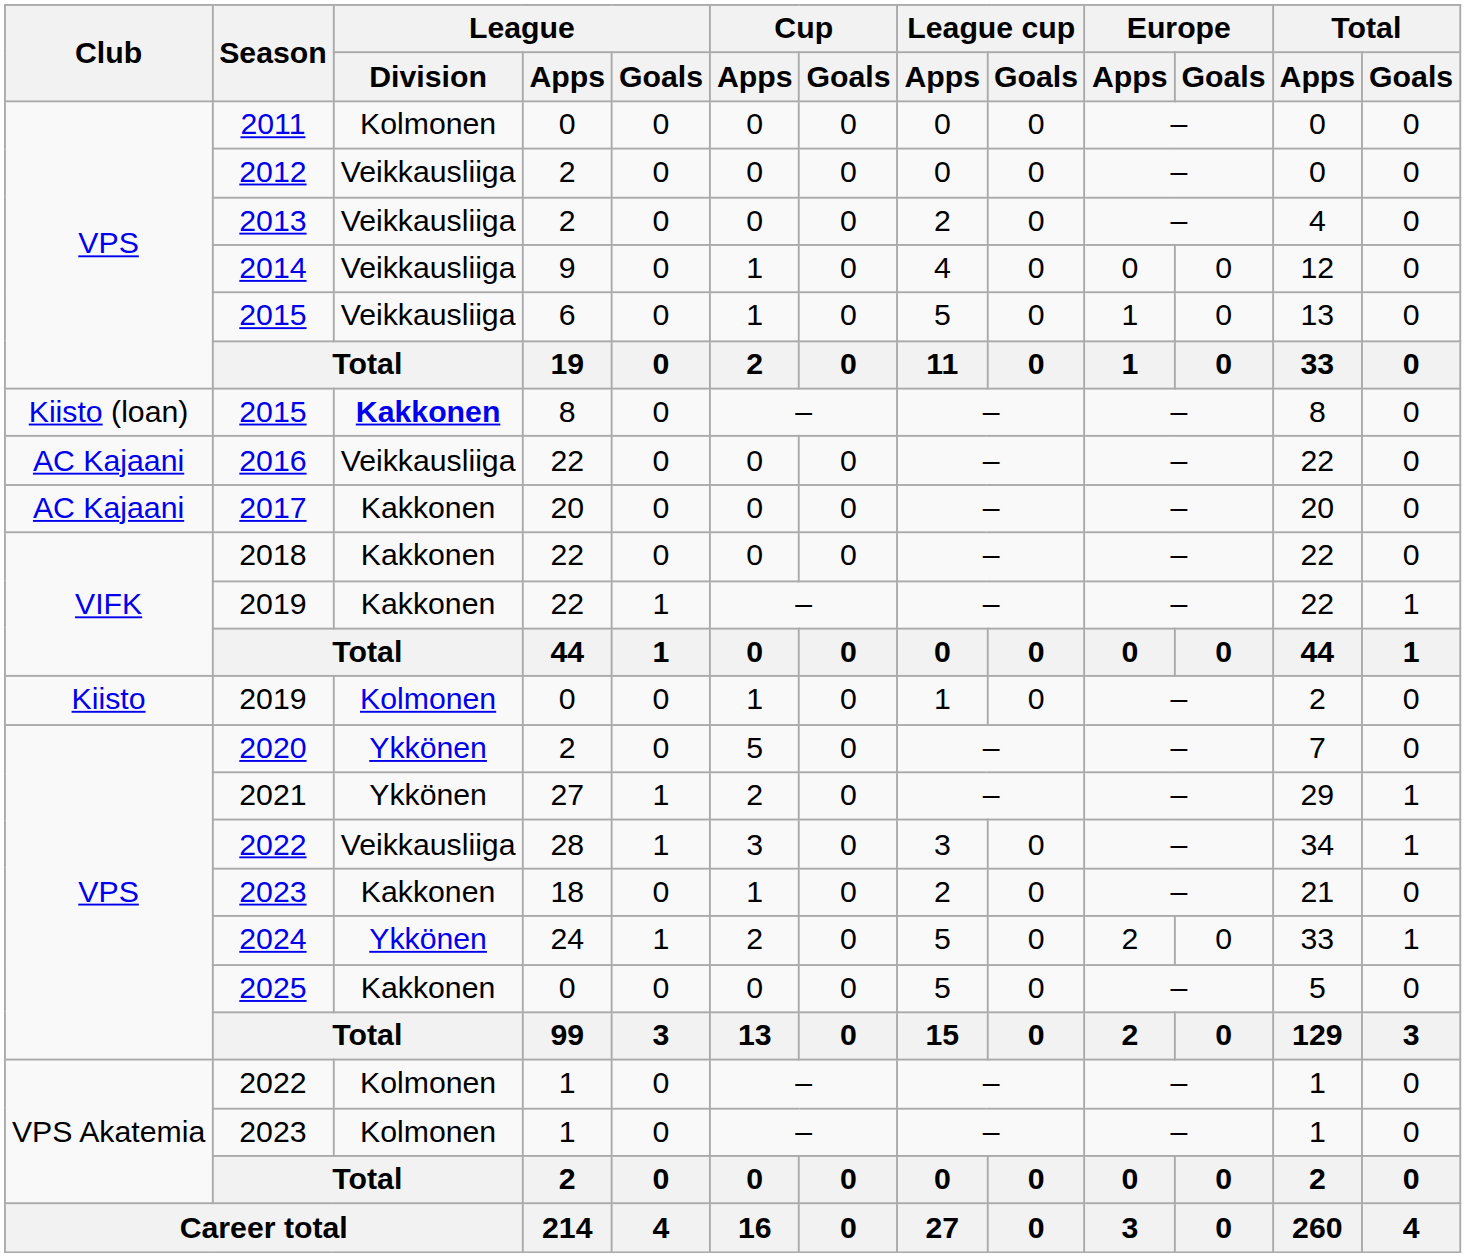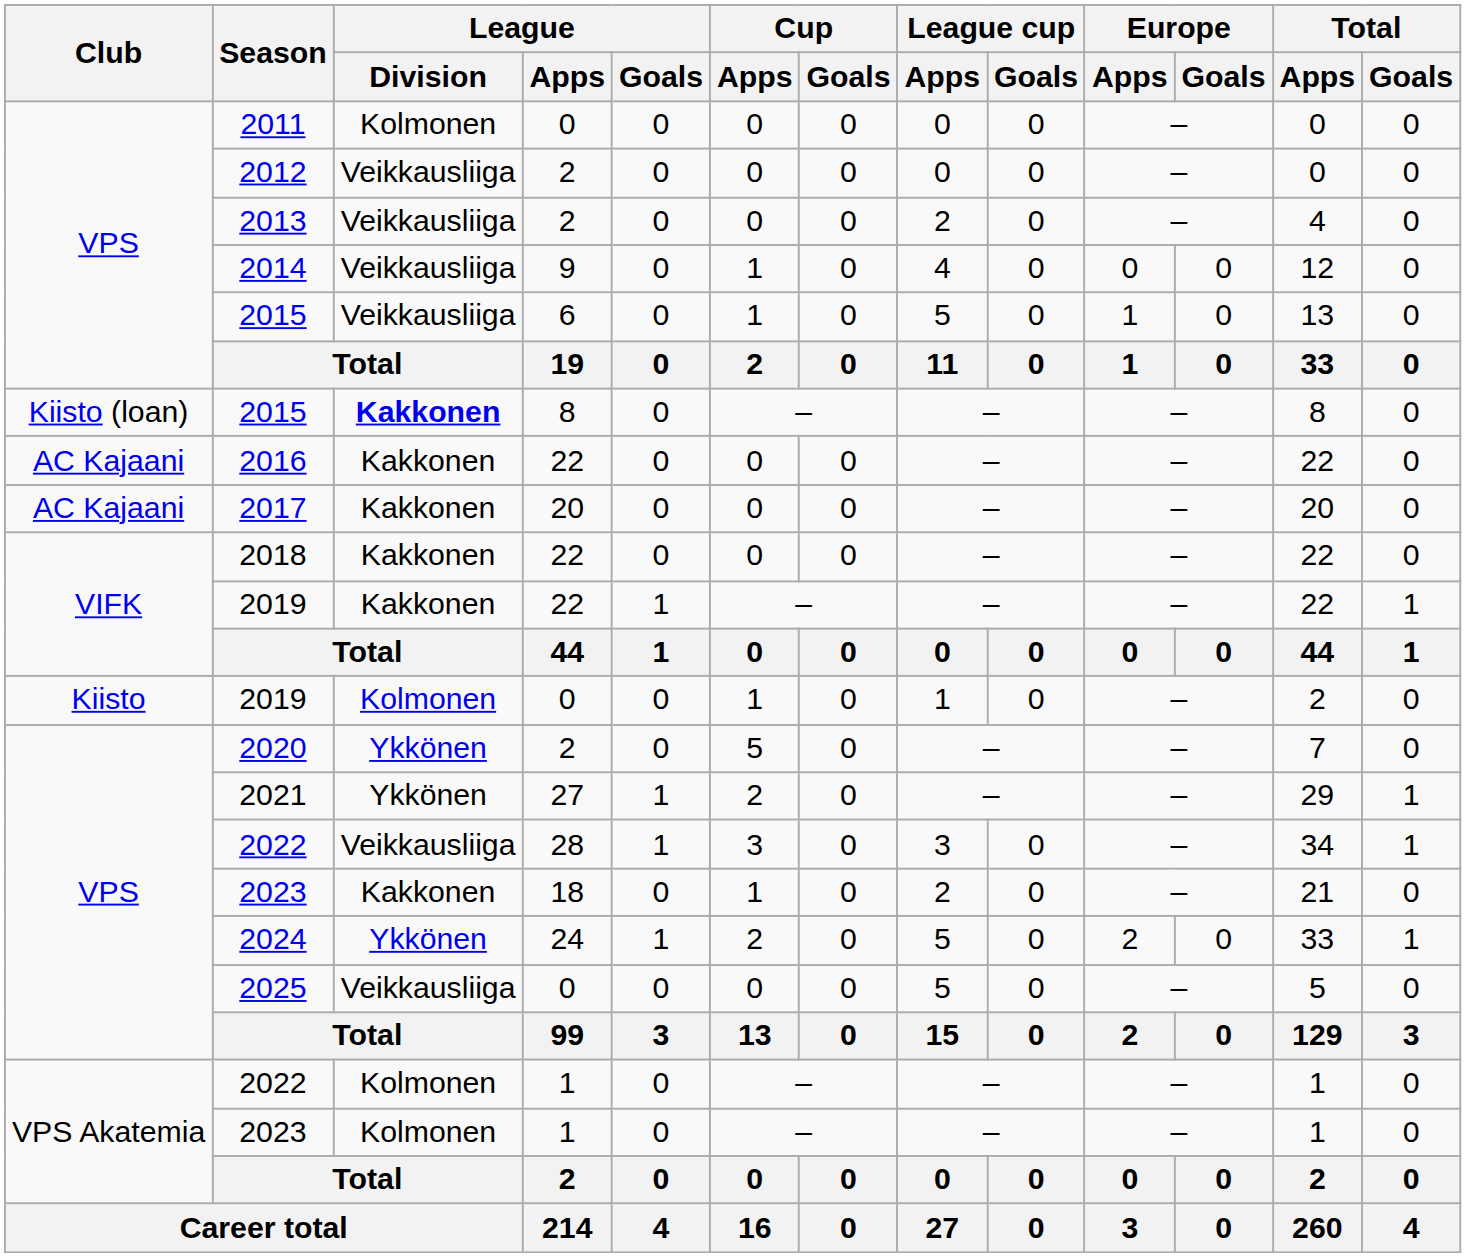(428, 460) Veikkausliiga -> (428, 460) Kakkonen
(428, 987) Kakkonen -> (428, 987) Veikkausliiga
